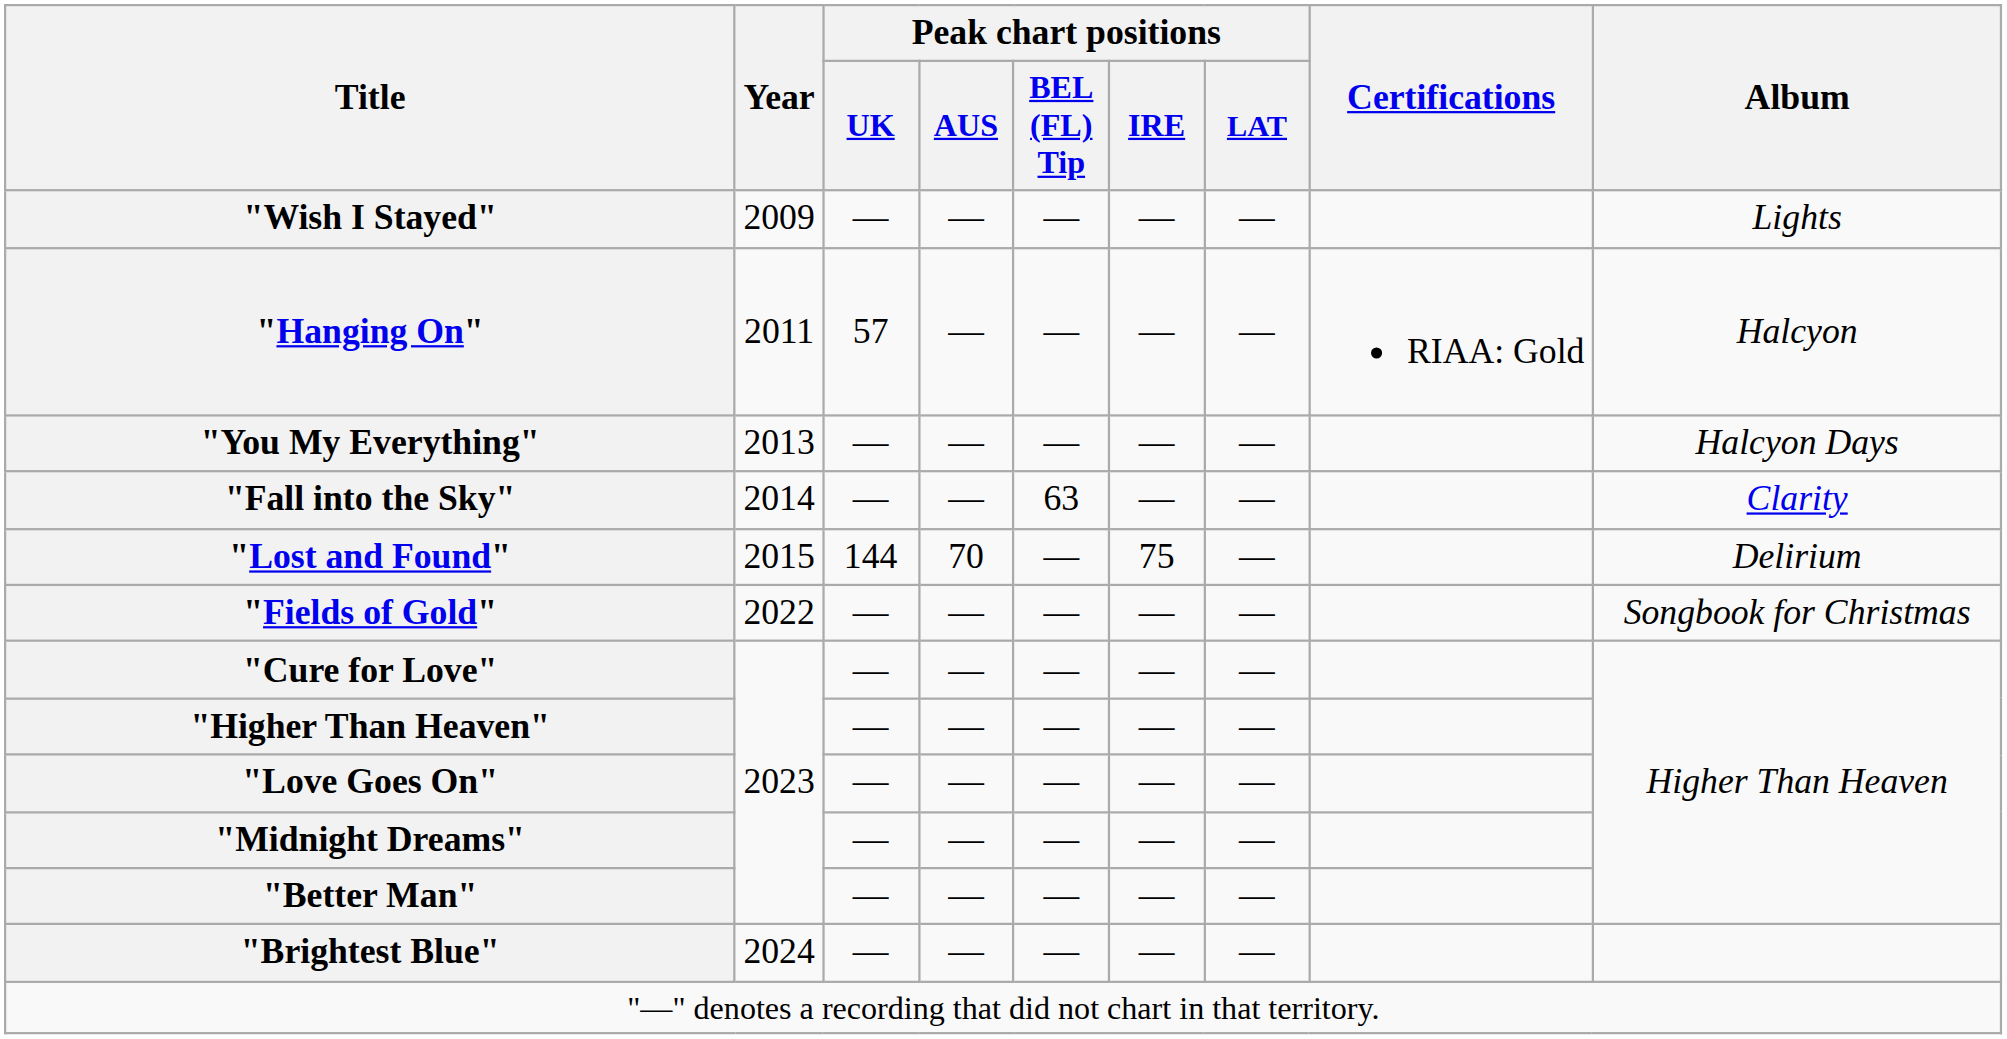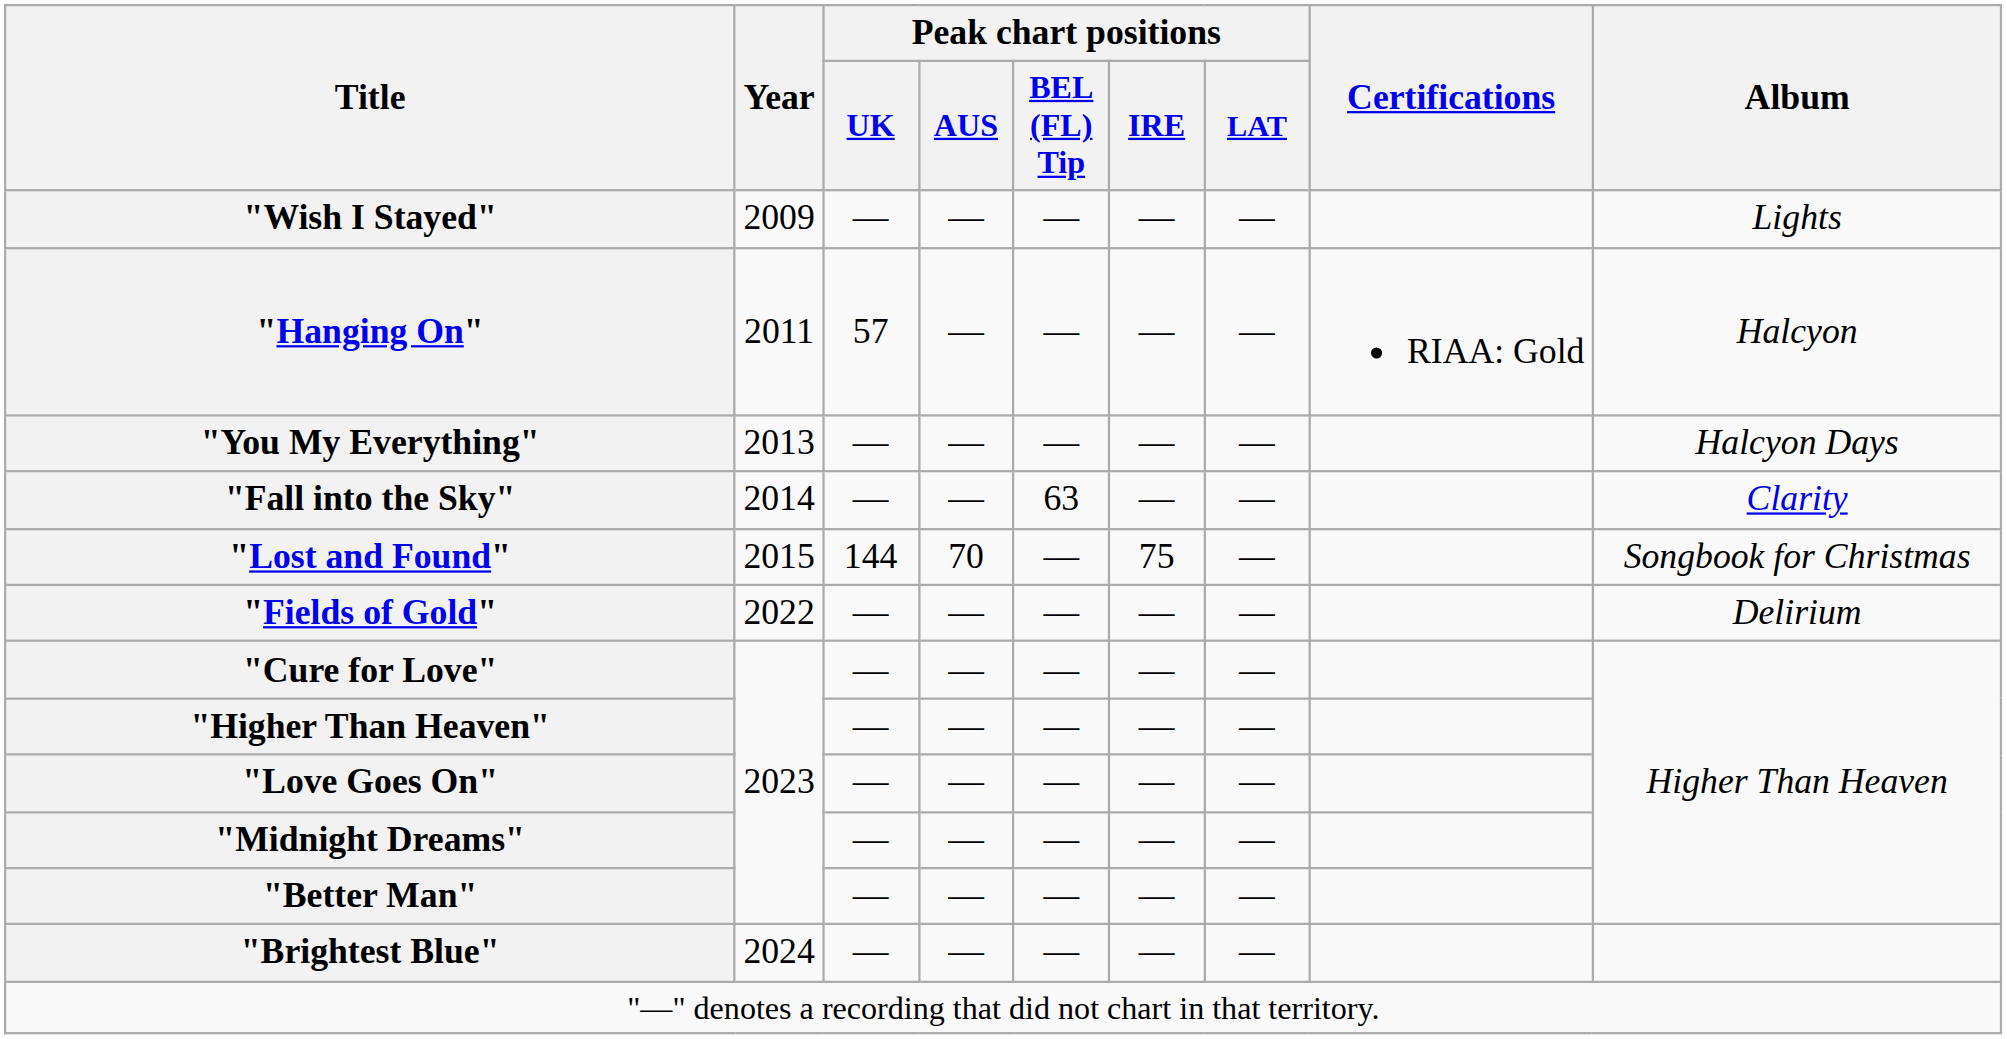(1797, 556) Delirium -> (1797, 556) Songbook for Christmas
(1797, 612) Songbook for Christmas -> (1797, 612) Delirium
